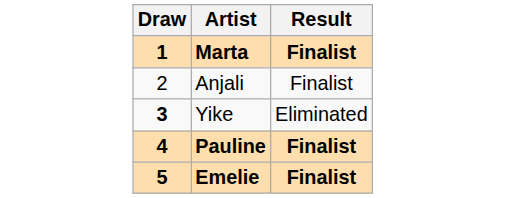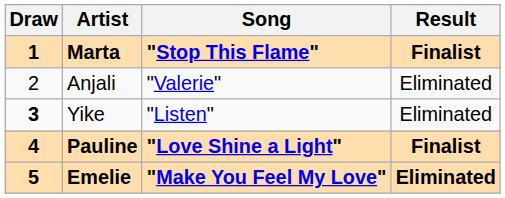+ column: (267, 20)
(321, 83) Finalist -> (446, 83) Eliminated
(321, 177) Finalist -> (446, 177) Eliminated
